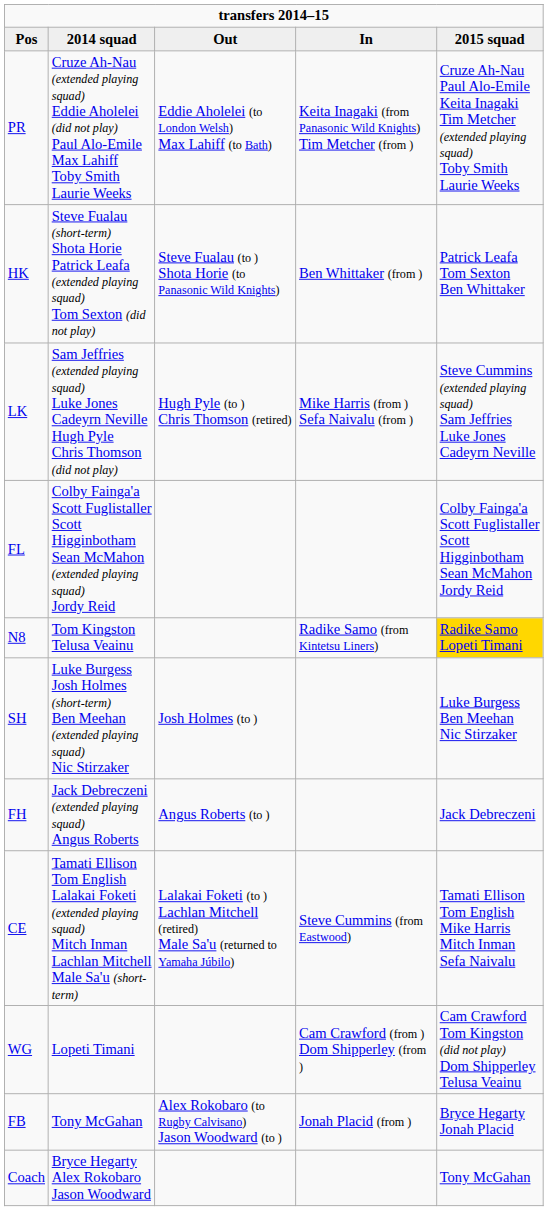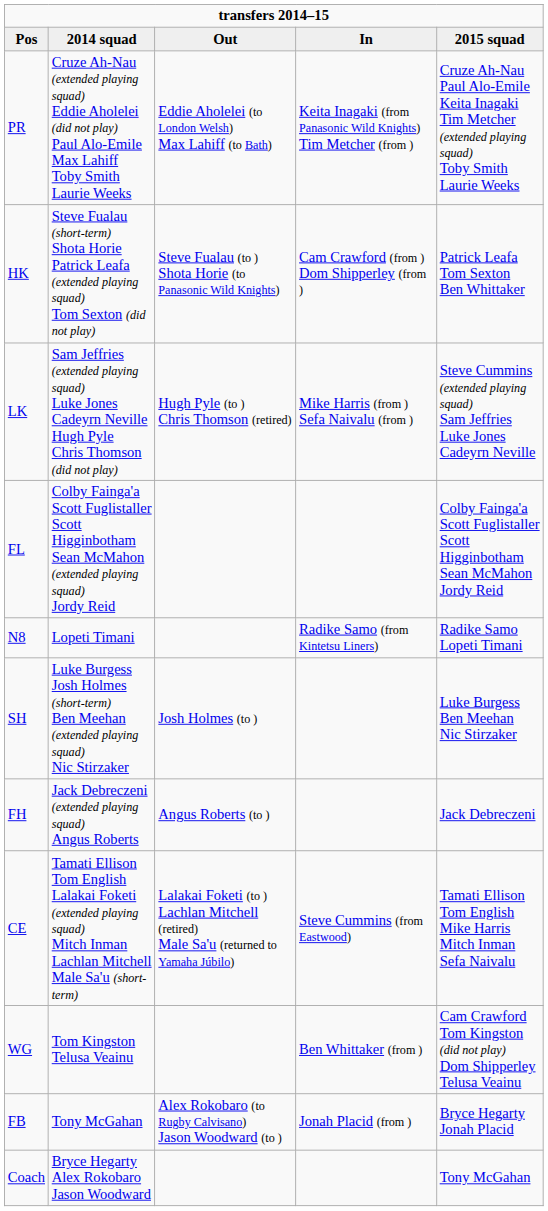(361, 273) Ben Whittaker (from ) -> (363, 273) Cam Crawford (from ) Dom Shipperley (from )
(93, 637) Tom Kingston Telusa Veainu -> (93, 637) Lopeti Timani
(481, 637) gold background -> (481, 637) no background
(93, 1049) Lopeti Timani -> (93, 1049) Tom Kingston Telusa Veainu
(363, 1049) Cam Crawford (from ) Dom Shipperley (from ) -> (361, 1049) Ben Whittaker (from )
